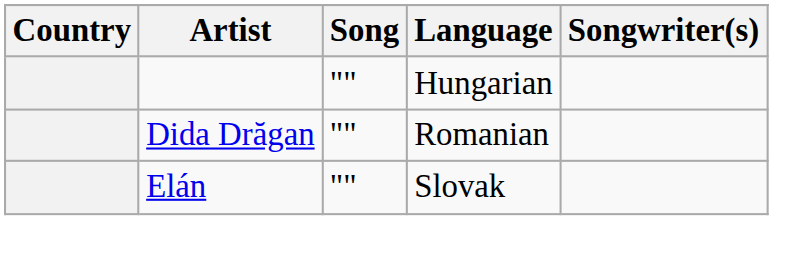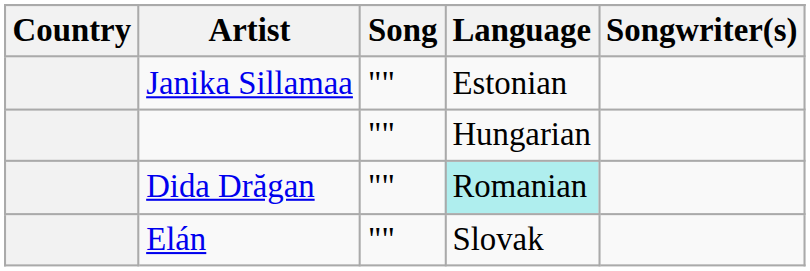+ row: (250, 82)
(482, 134) no background -> (520, 186) paleturquoise background
